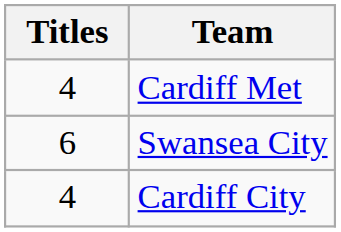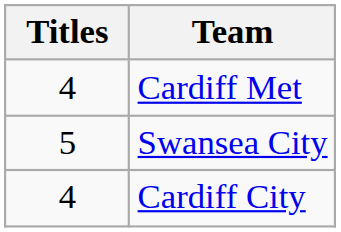(67, 142) 6 -> (67, 142) 5
